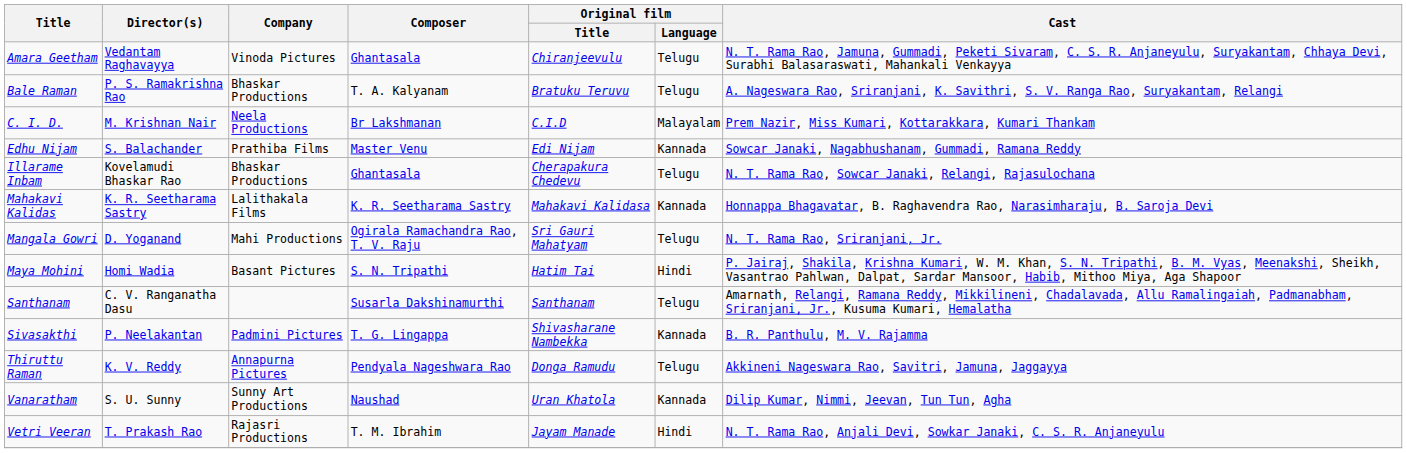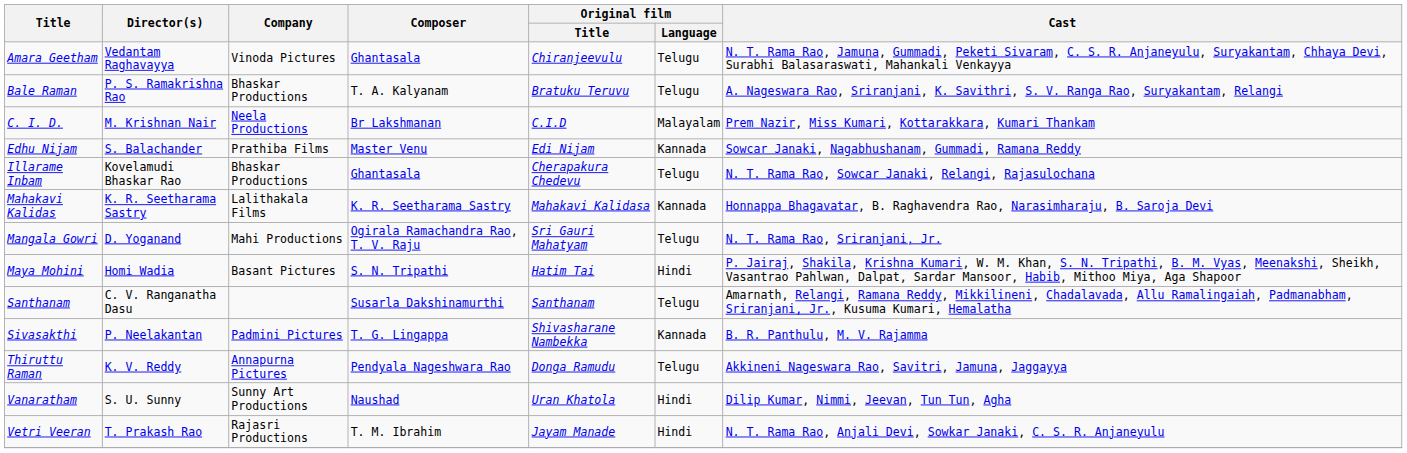(682, 399) Kannada -> (675, 399) Hindi
